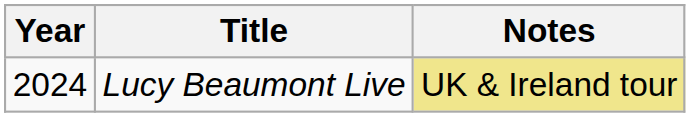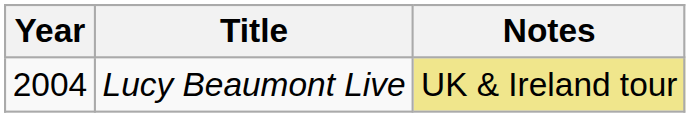(50, 84) 2024 -> (50, 84) 2004
